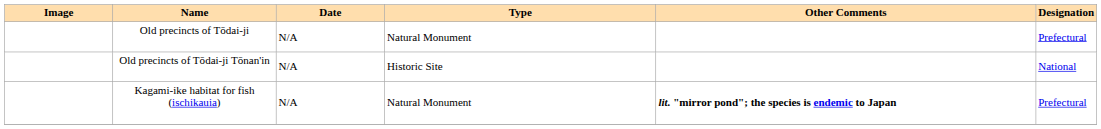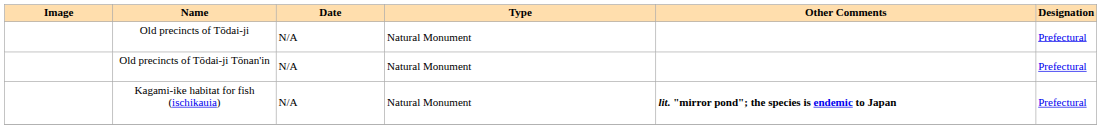(415, 66) Historic Site -> (429, 66) Natural Monument
(1057, 66) National -> (1062, 66) Prefectural
